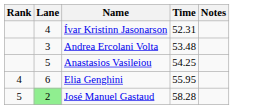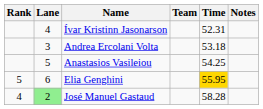+ column: (185, 12)
(184, 46) 53.48 -> (214, 46) 53.18
(19, 79) 4 -> (19, 79) 5
(184, 79) no background -> (214, 79) gold background
(19, 96) 5 -> (19, 96) 4
